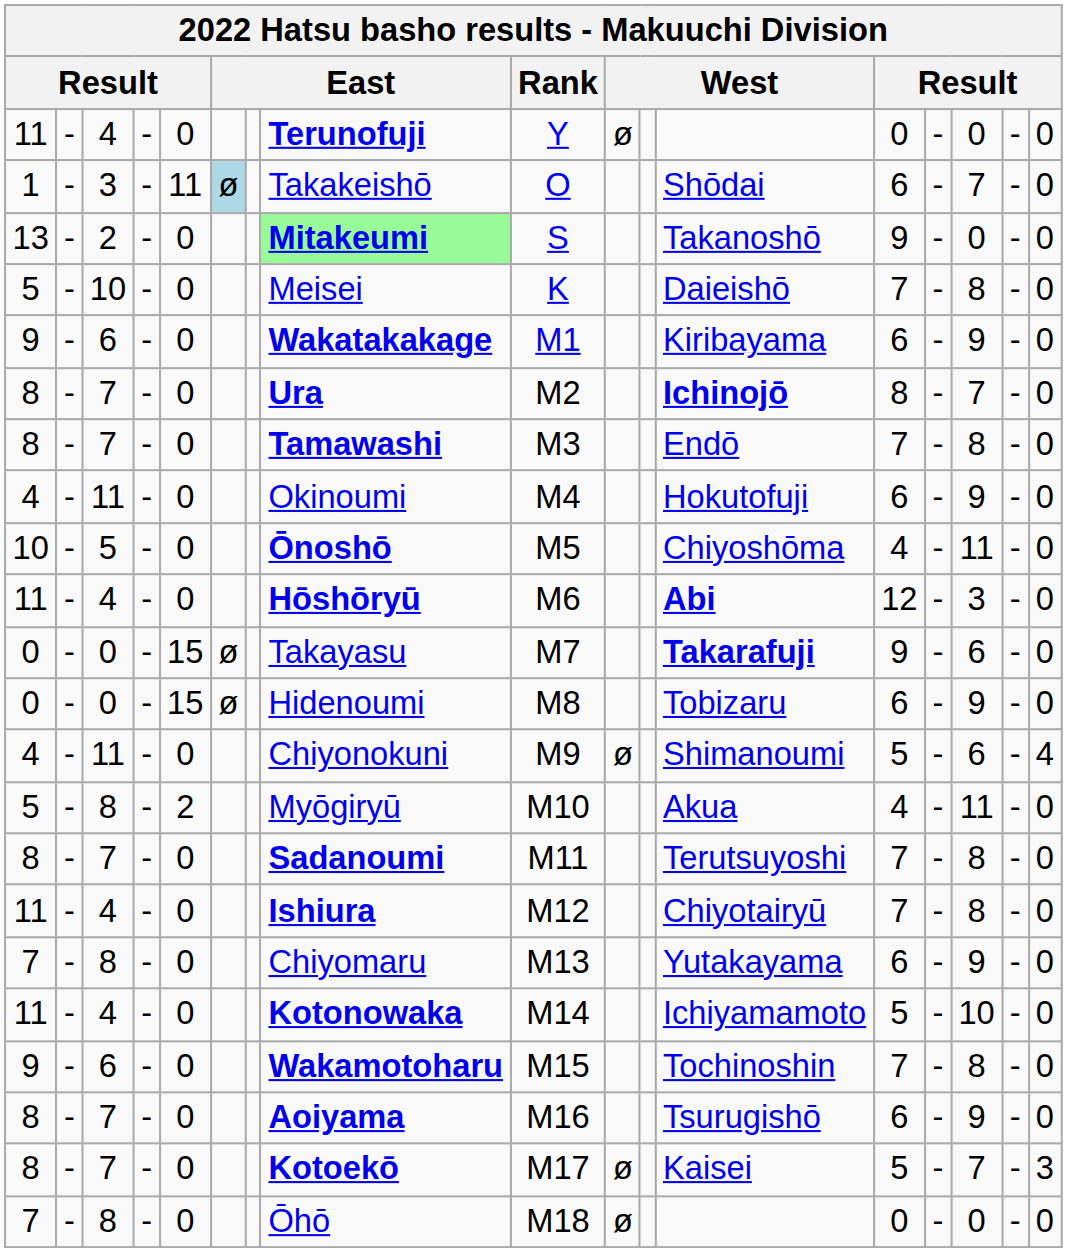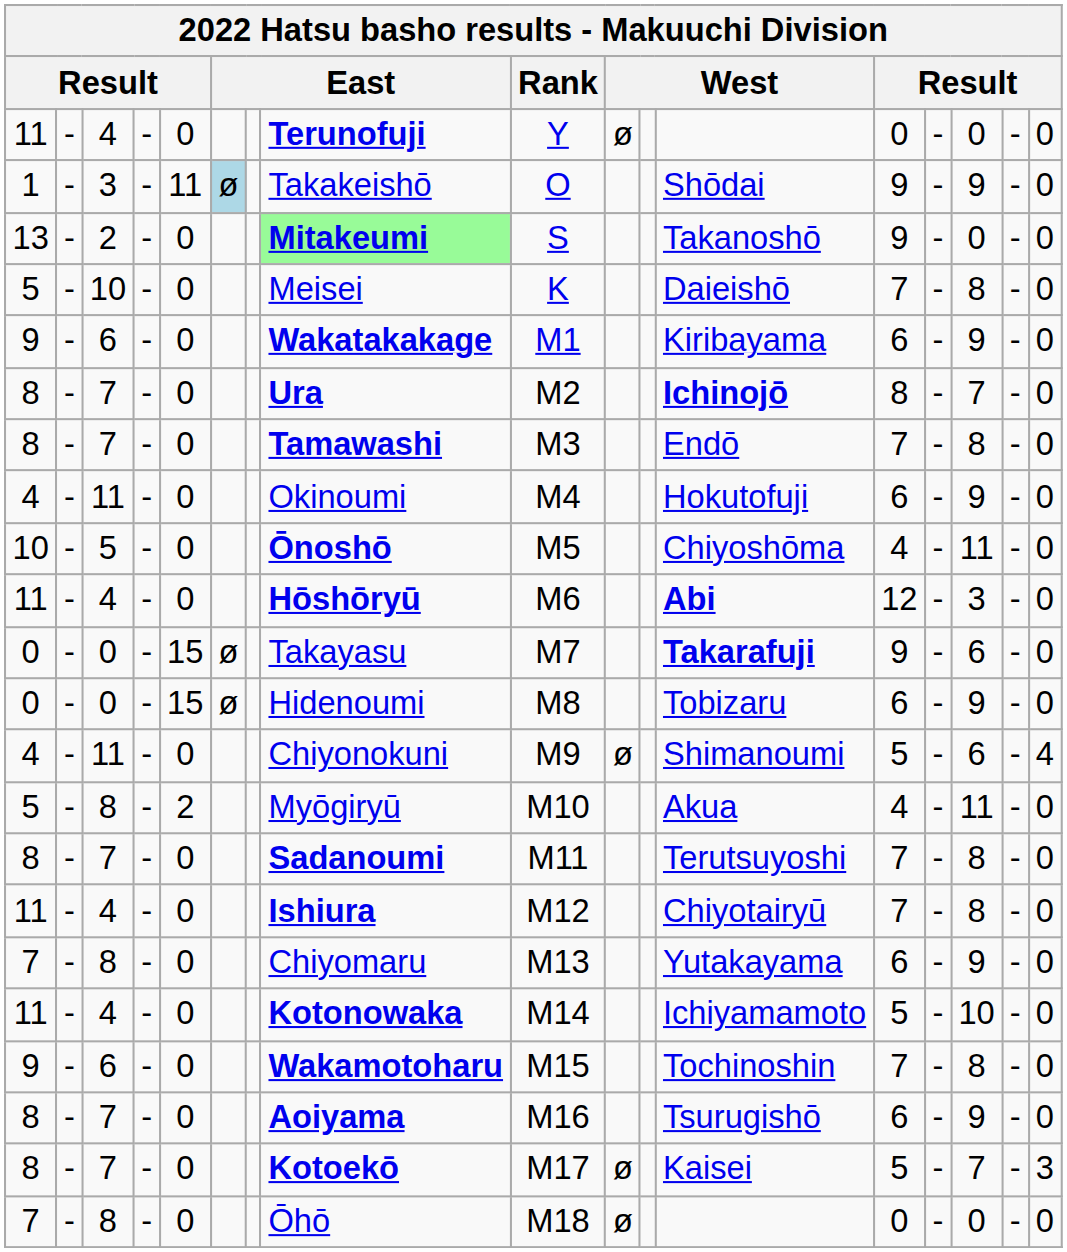(899, 185) 6 -> (899, 185) 9
(977, 185) 7 -> (977, 185) 9
